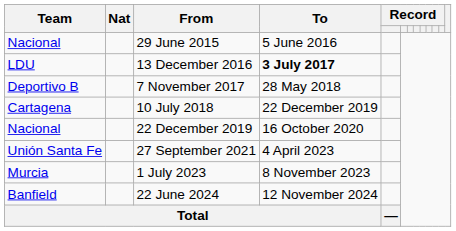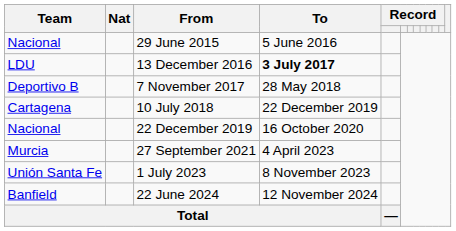(55, 150) Unión Santa Fe -> (28, 150) Murcia
(28, 172) Murcia -> (55, 172) Unión Santa Fe
